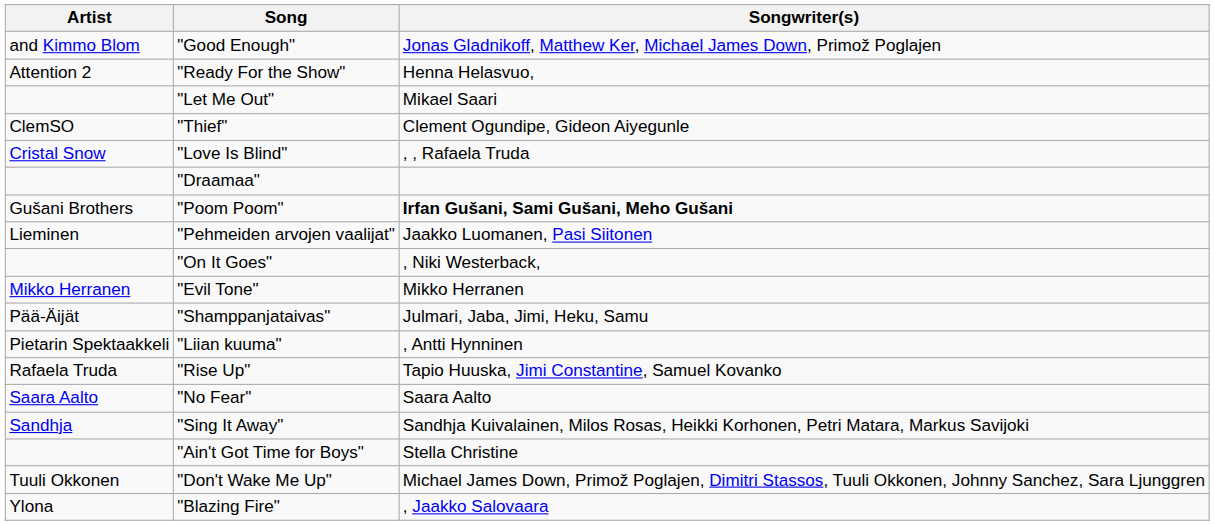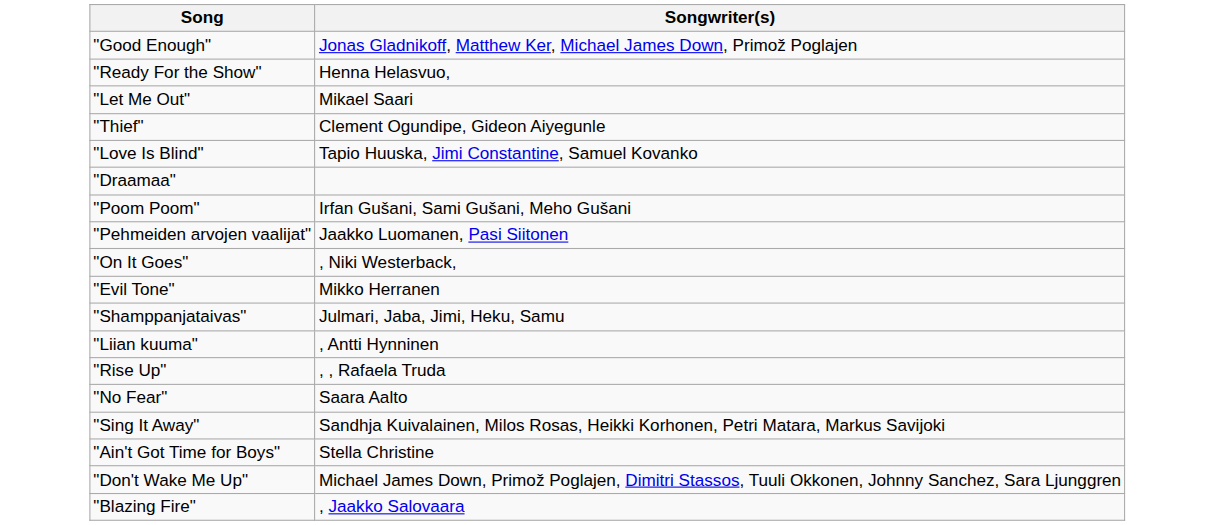- column: (89, 18)
(466, 153) , , Rafaela Truda -> (508, 153) Tapio Huuska, Jimi Constantine, Samuel Kovanko
(568, 208) bold -> (475, 208) normal
(592, 371) Tapio Huuska, Jimi Constantine, Samuel Kovanko -> (382, 371) , , Rafaela Truda
